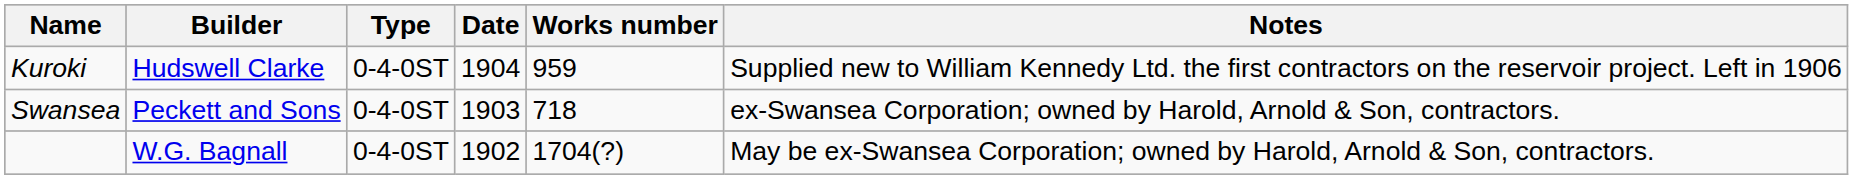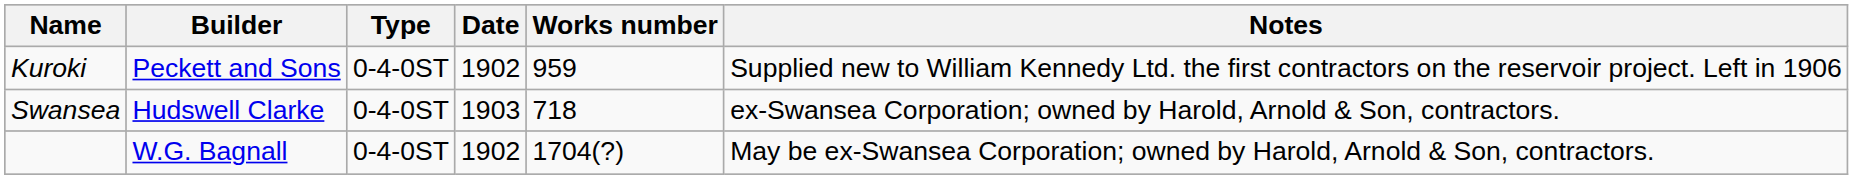(228, 67) Hudswell Clarke -> (237, 67) Peckett and Sons
(491, 67) 1904 -> (491, 67) 1902
(237, 109) Peckett and Sons -> (228, 109) Hudswell Clarke
